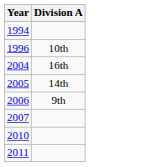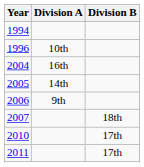+ column: (112, 13)
